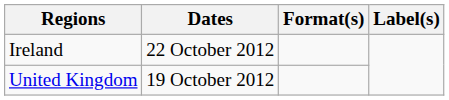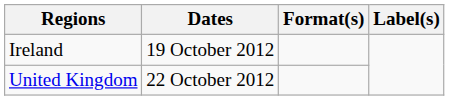(210, 49) 22 October 2012 -> (210, 49) 19 October 2012
(210, 79) 19 October 2012 -> (210, 79) 22 October 2012
